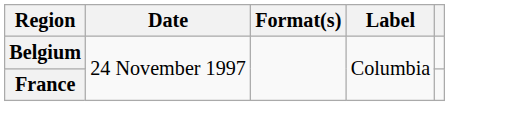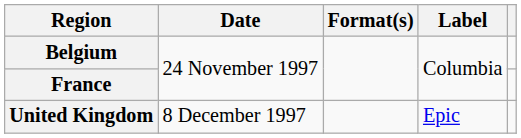+ row: (81, 116)
